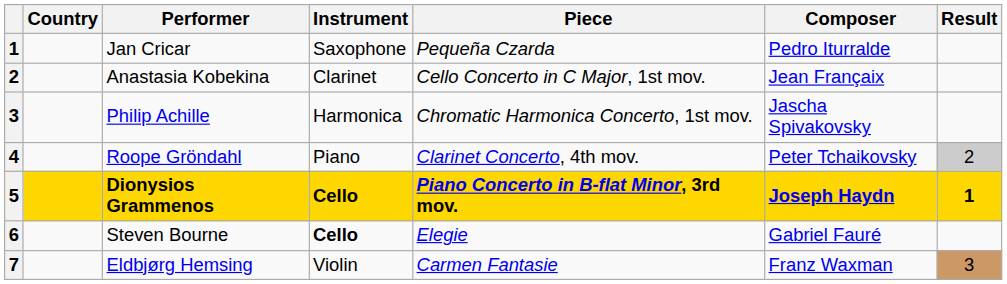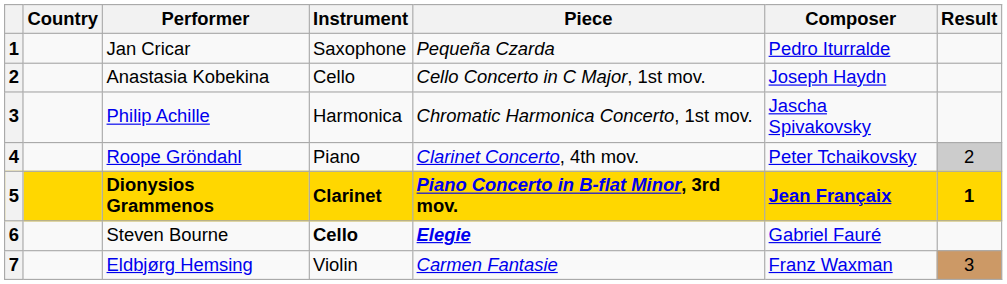(345, 77) Clarinet -> (334, 77) Cello
(826, 77) Jean Françaix -> (827, 77) Joseph Haydn
(336, 196) Cello -> (347, 196) Clarinet
(832, 196) Joseph Haydn -> (830, 196) Jean Françaix
(442, 235) normal -> (444, 235) bold
